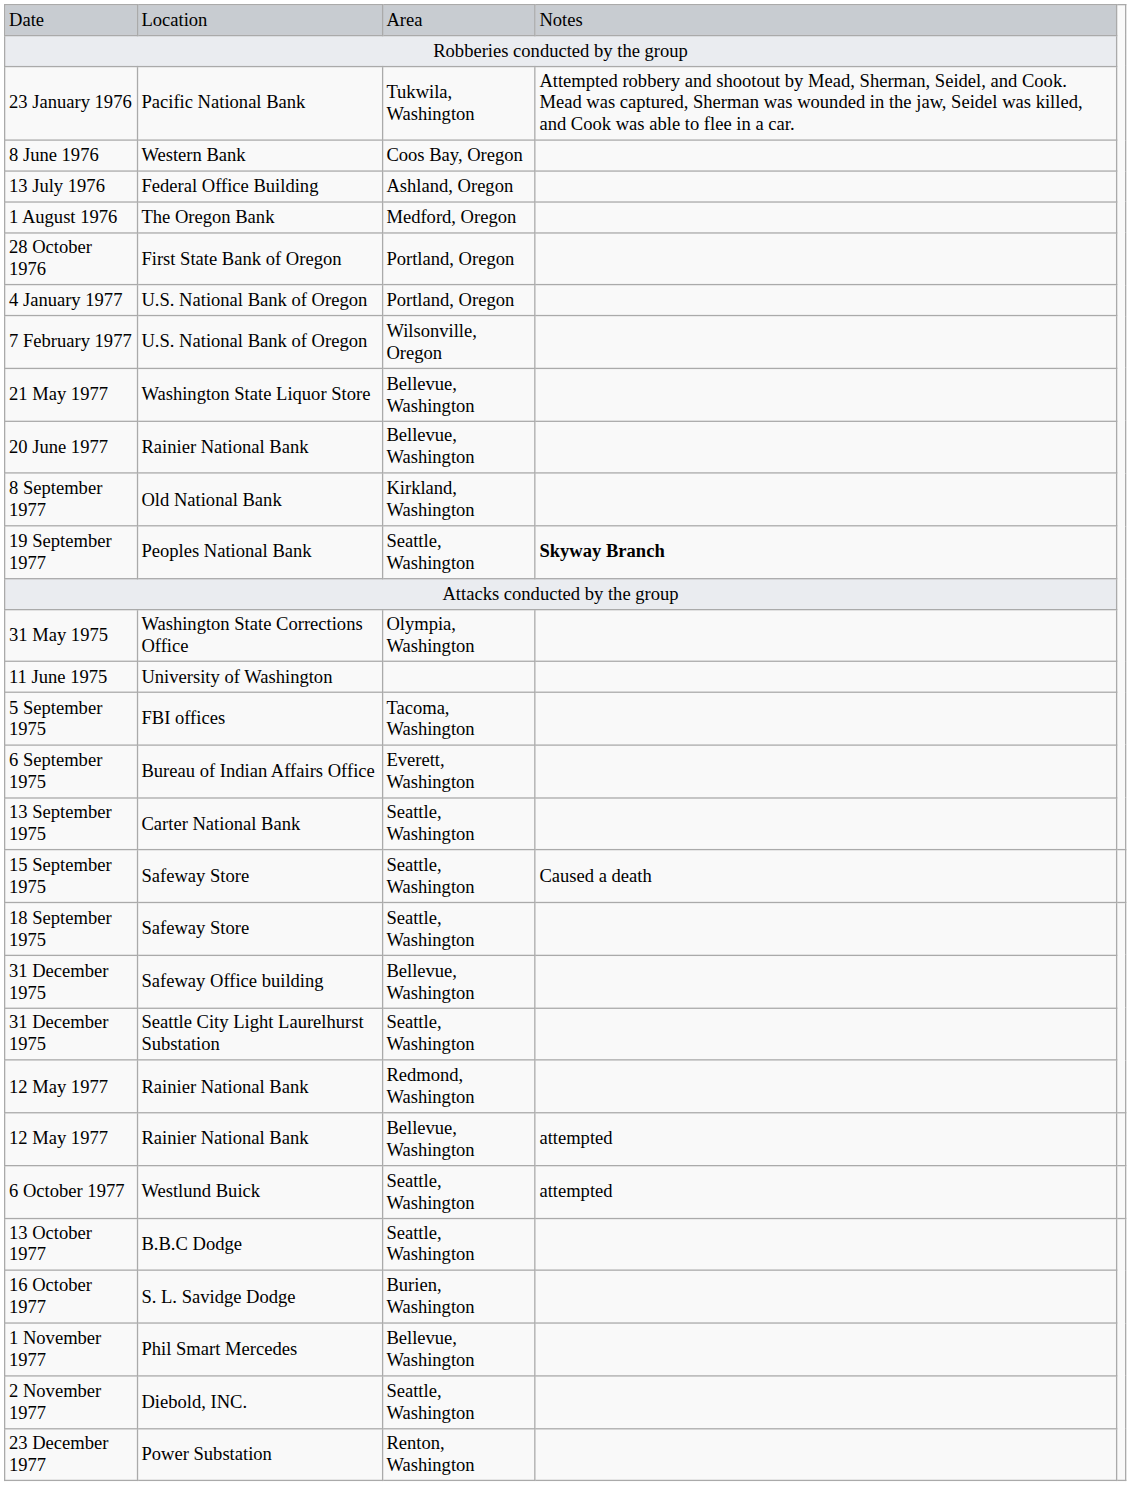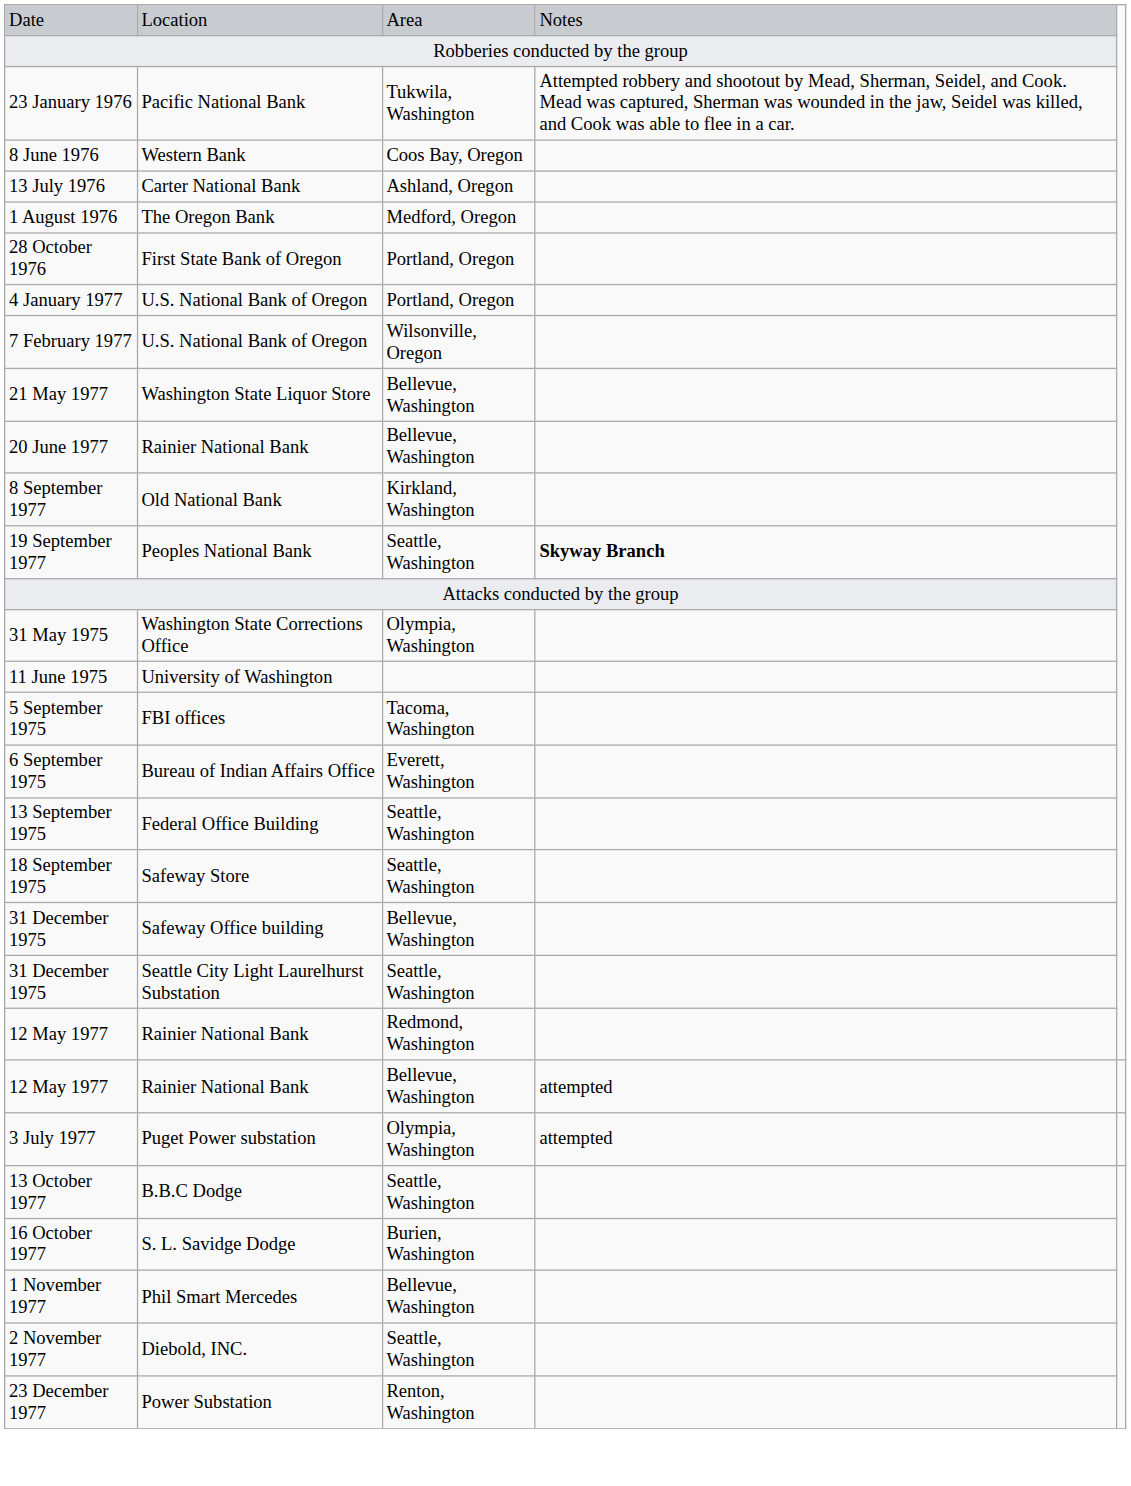(230, 186) Federal Office Building -> (221, 186) Carter National Bank
(221, 823) Carter National Bank -> (230, 823) Federal Office Building
- row: (60, 876)
+ row: (52, 1139)
- row: (67, 1191)
